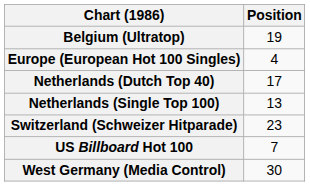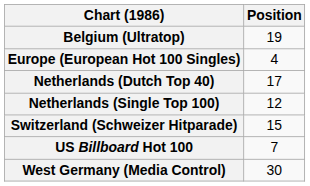(274, 103) 13 -> (274, 103) 12
(274, 125) 23 -> (274, 125) 15
